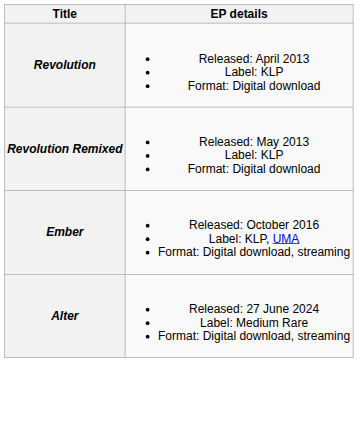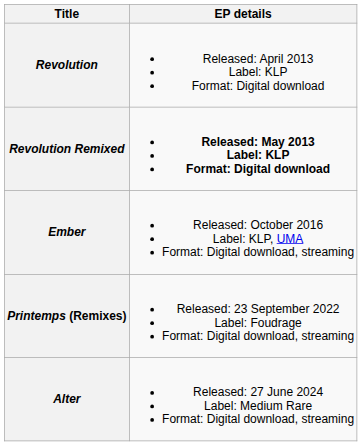(239, 155) normal -> (243, 155) bold
+ row: (67, 315)
